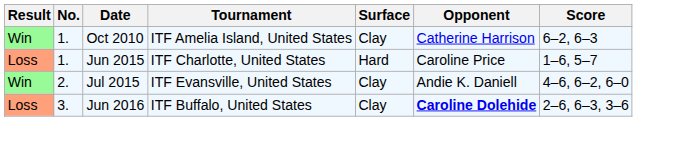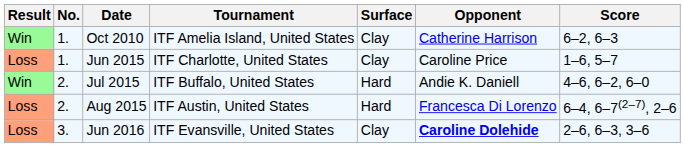(374, 60) Hard -> (375, 60) Clay
(241, 82) ITF Evansville, United States -> (234, 82) ITF Buffalo, United States
(373, 82) Clay -> (376, 82) Hard
+ row: (117, 106)
(231, 104) ITF Buffalo, United States -> (244, 131) ITF Evansville, United States
